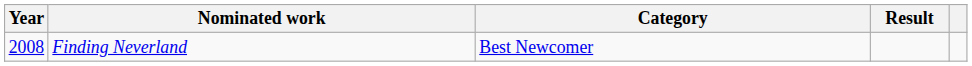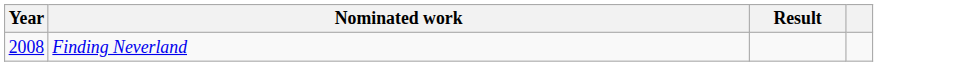- column: (673, 18)
